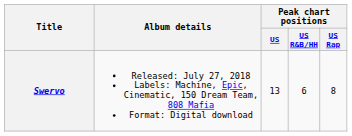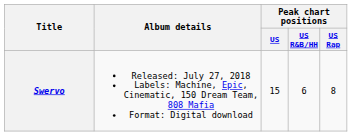(275, 91) 13 -> (275, 91) 15
